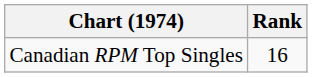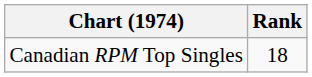(277, 54) 16 -> (277, 54) 18
